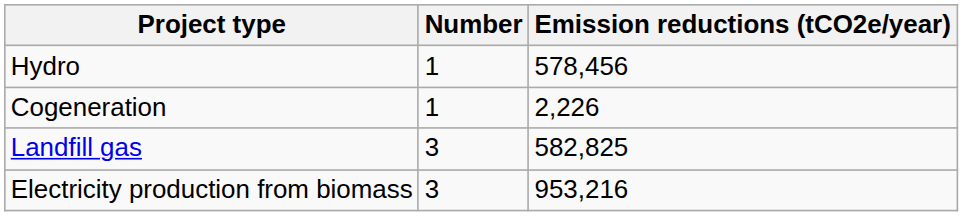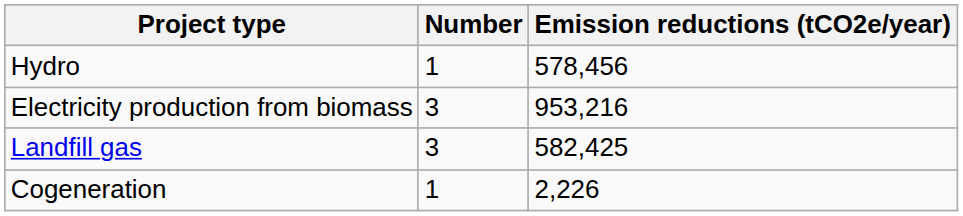rows swapped: (89, 107) <-> (212, 189)
(581, 148) 582,825 -> (581, 148) 582,425
